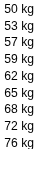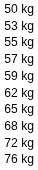+ row: (19, 42)
